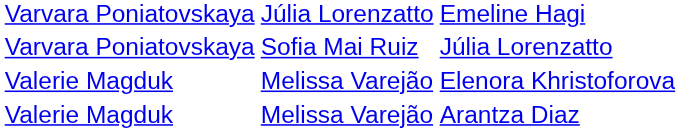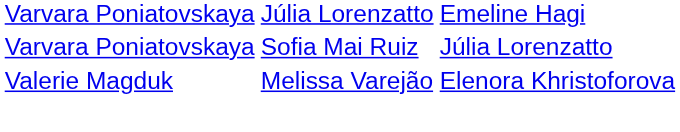- row: (510, 114)
